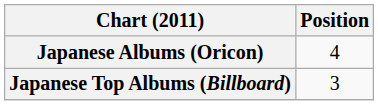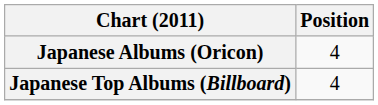(335, 83) 3 -> (335, 83) 4
